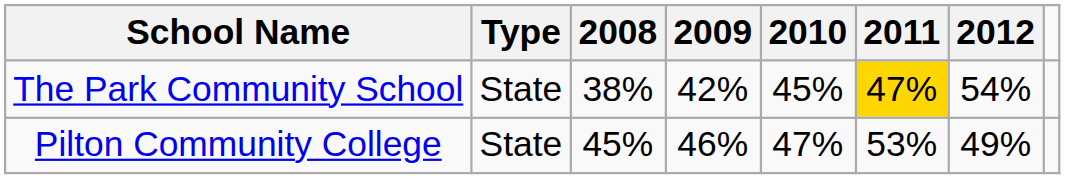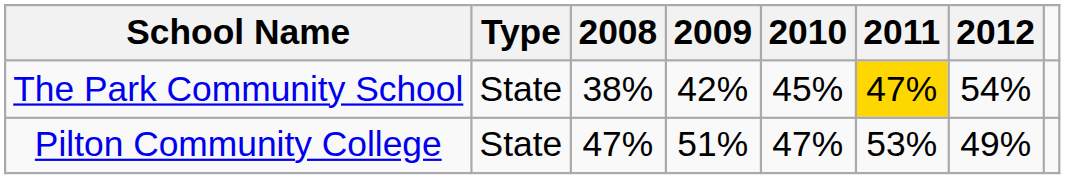(618, 144) 45% -> (618, 144) 47%
(713, 144) 46% -> (713, 144) 51%
